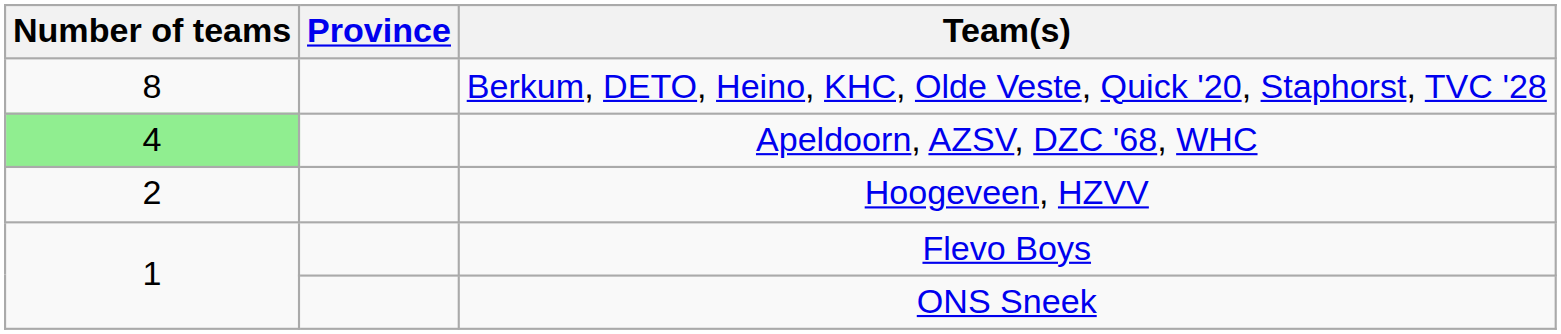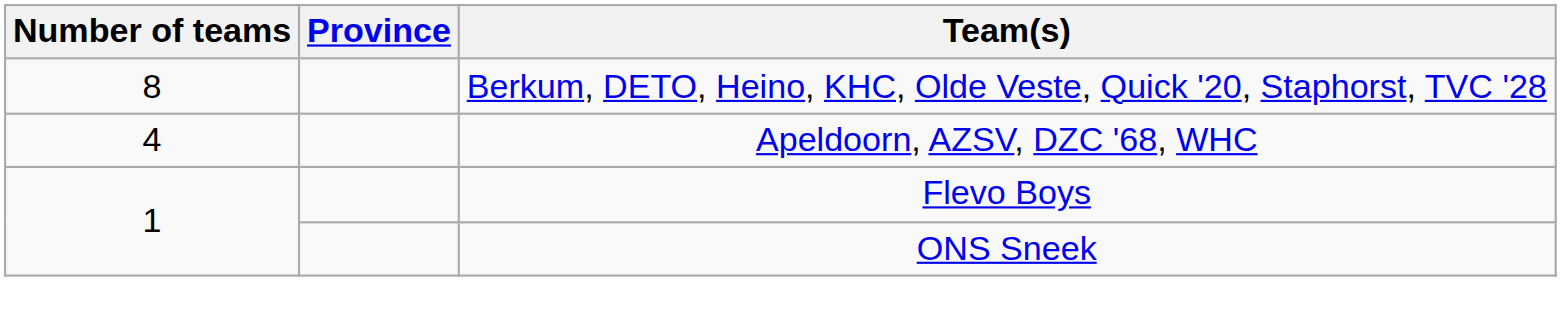(152, 139) lightgreen background -> (152, 139) no background
- row: (1007, 193)
